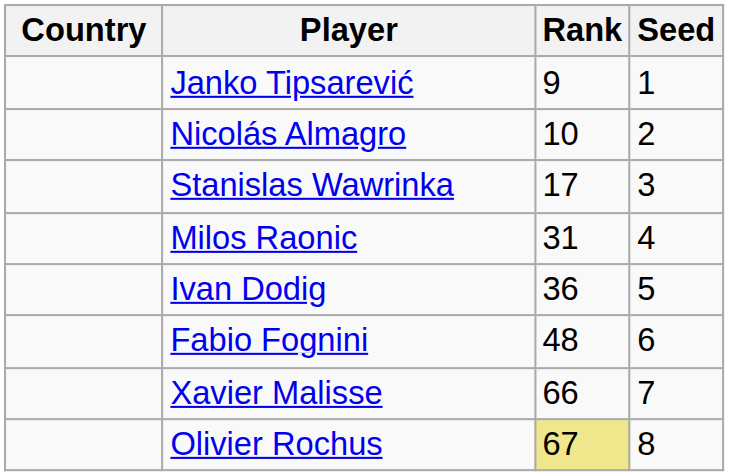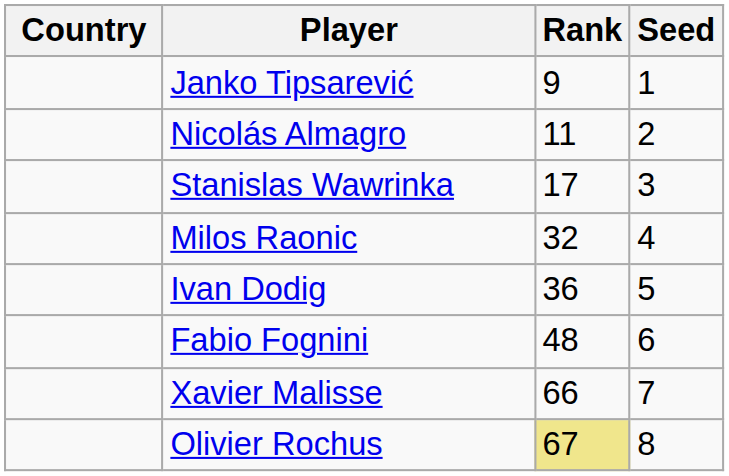(561, 133) 10 -> (559, 133) 11
(561, 237) 31 -> (561, 237) 32
